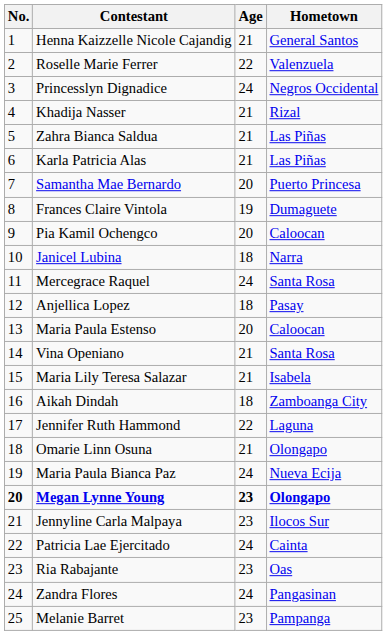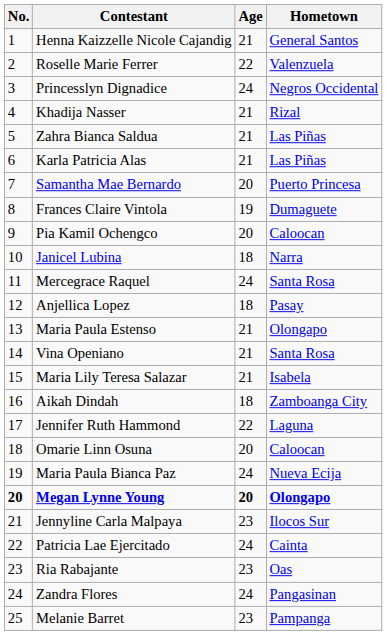(246, 329) 20 -> (246, 329) 21
(297, 329) Caloocan -> (298, 329) Olongapo
(246, 449) 21 -> (246, 449) 20
(298, 449) Olongapo -> (297, 449) Caloocan
(246, 497) 23 -> (246, 497) 20
